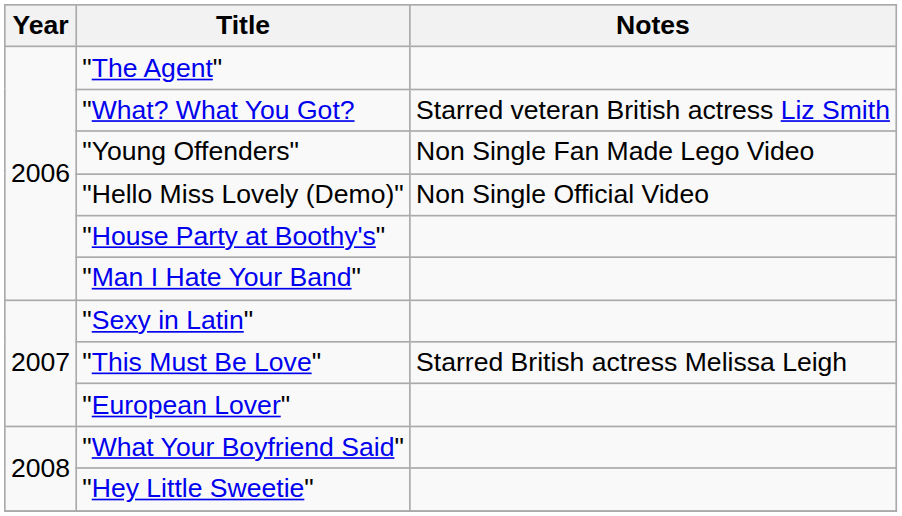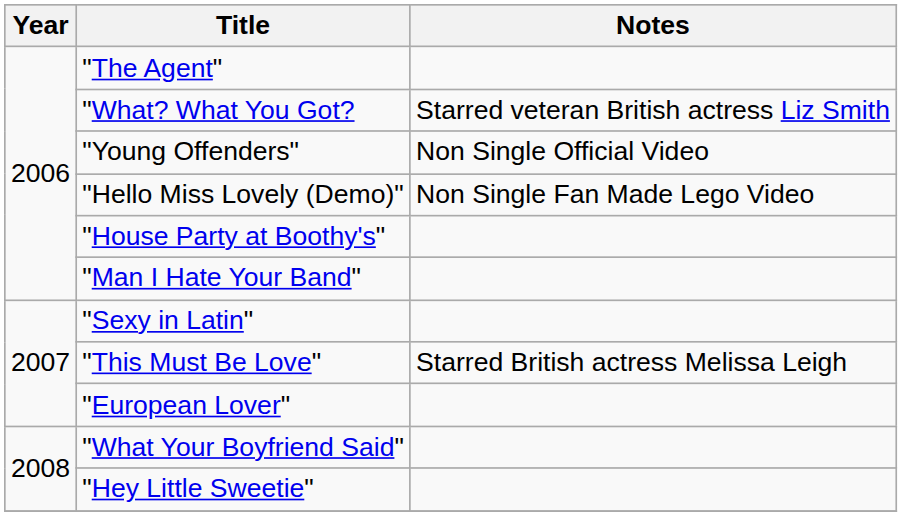(615, 151) Non Single Fan Made Lego Video -> (563, 151) Non Single Official Video
(563, 194) Non Single Official Video -> (615, 194) Non Single Fan Made Lego Video
